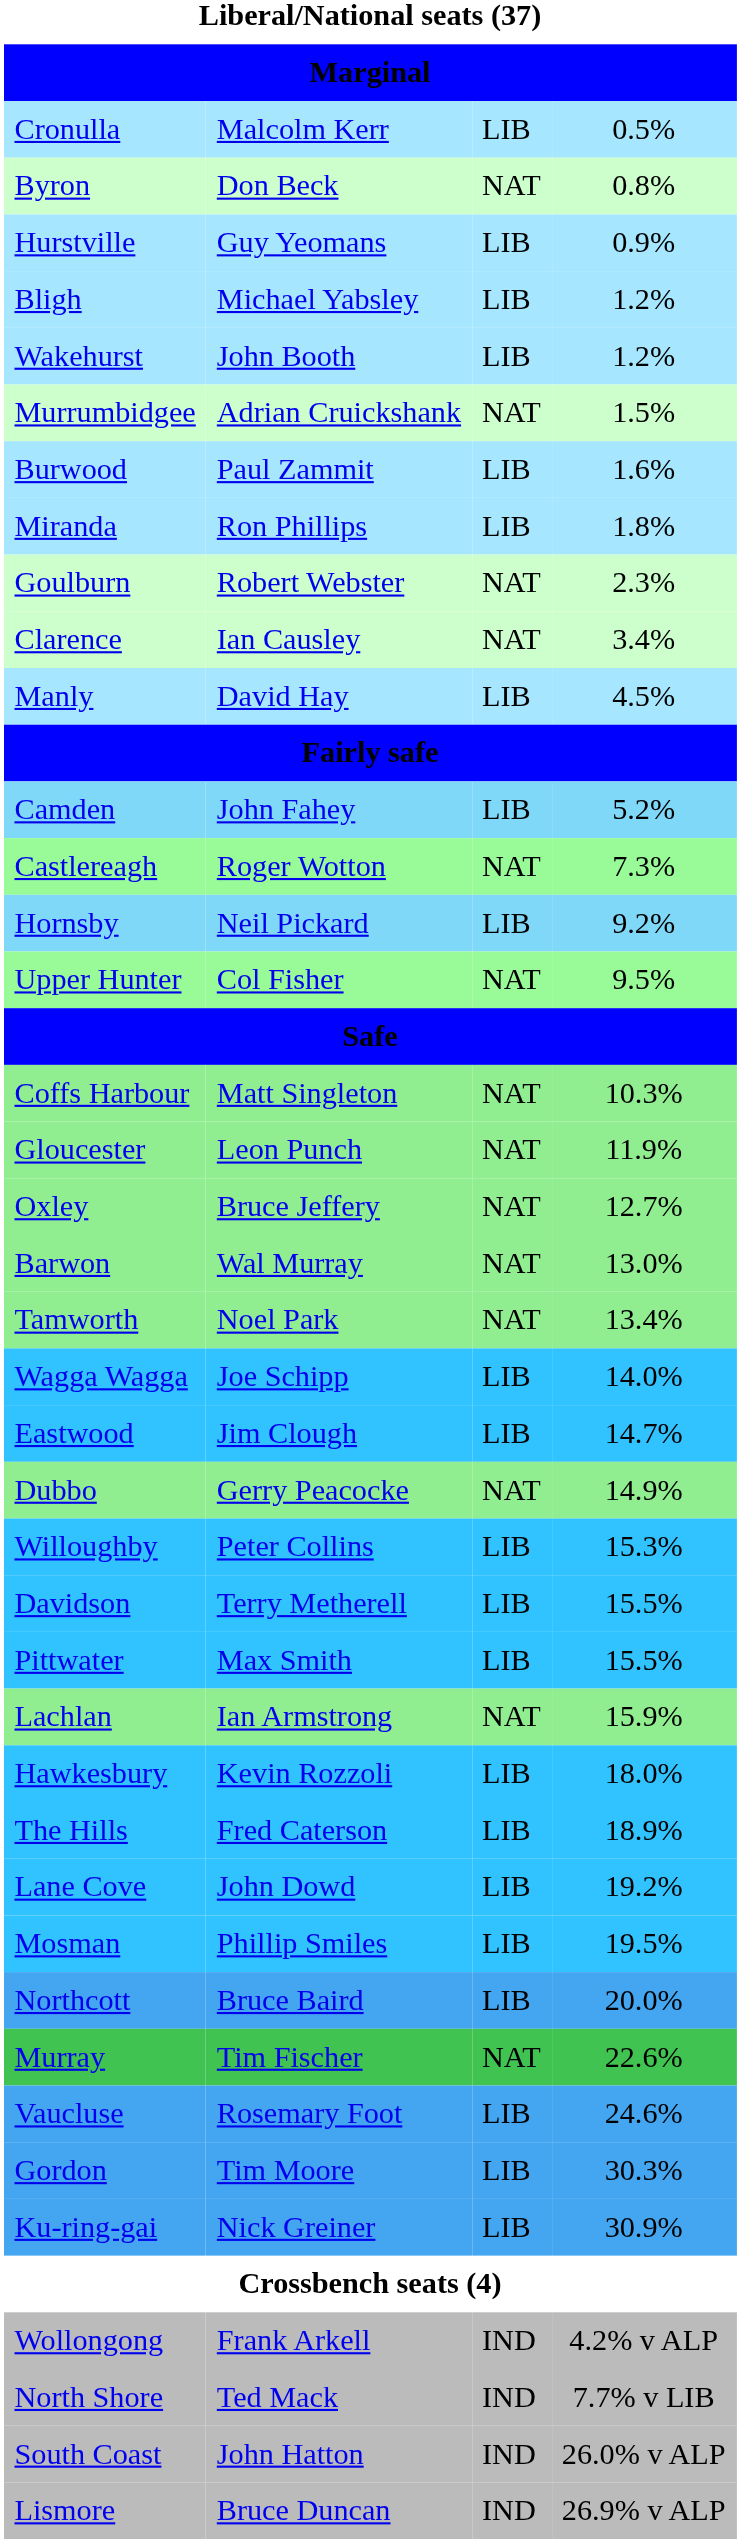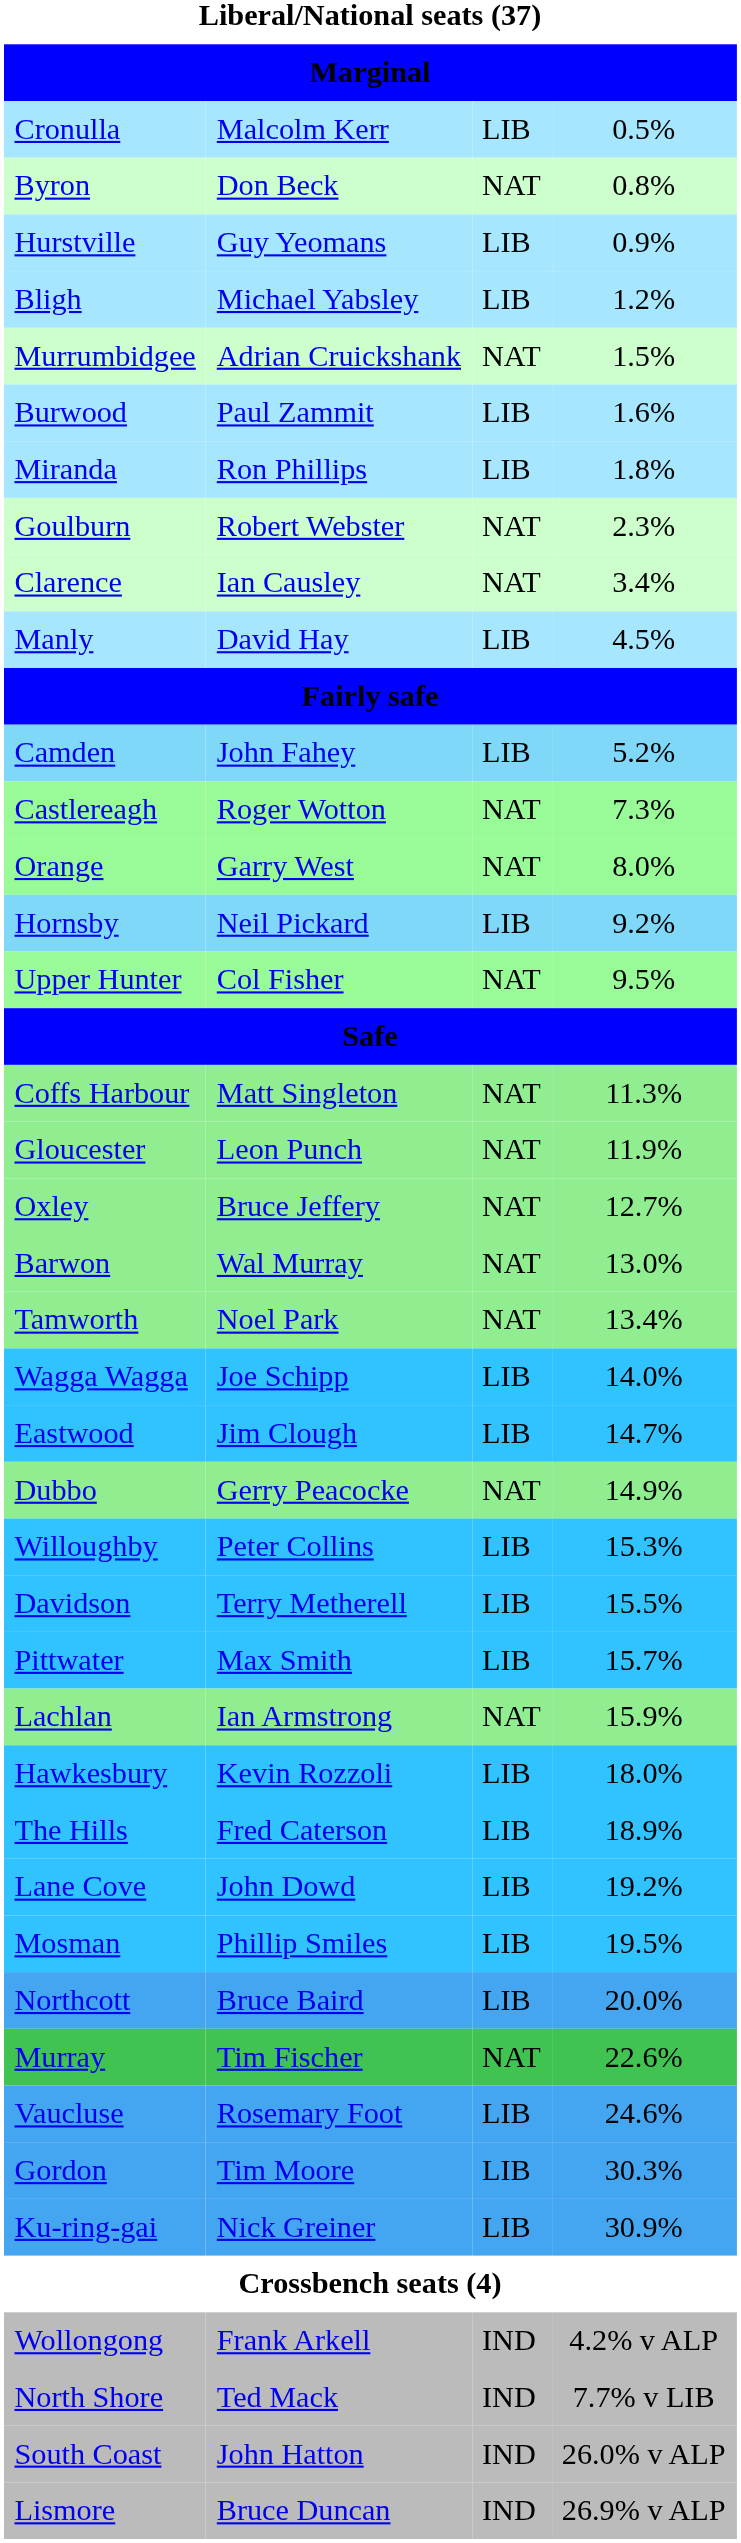- row: (79, 355)
+ row: (59, 865)
(644, 1092) 10.3% -> (644, 1092) 11.3%
(644, 1659) 15.5% -> (644, 1659) 15.7%
